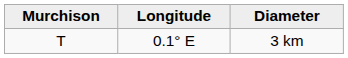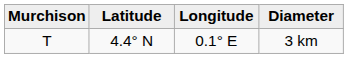+ column: (132, 16)
